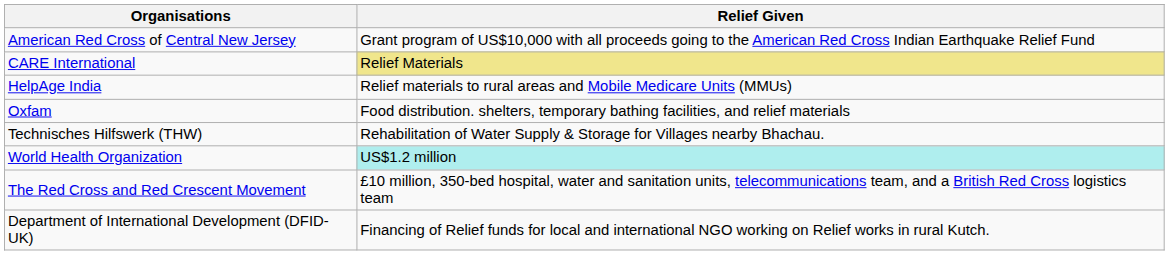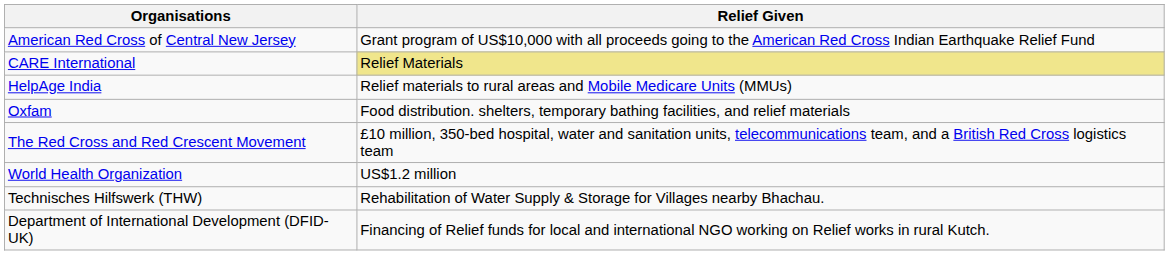rows swapped: (157, 189) <-> (105, 134)
(408, 157) paleturquoise background -> (408, 174) no background
